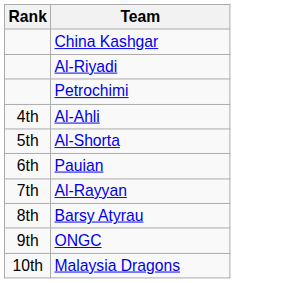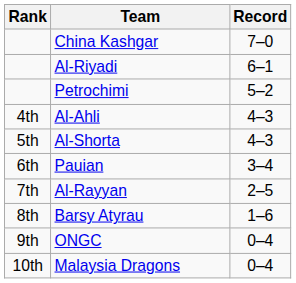+ column: (260, 16)
